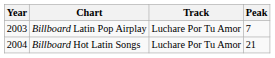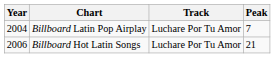(17, 28) 2003 -> (17, 28) 2004
(17, 45) 2004 -> (17, 45) 2006
